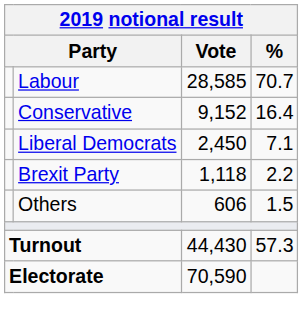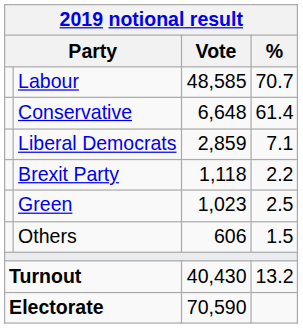(217, 81) 28,585 -> (217, 81) 48,585
(222, 112) 9,152 -> (222, 112) 6,648
(274, 112) 16.4 -> (274, 112) 61.4
(222, 143) 2,450 -> (222, 143) 2,859
+ row: (45, 205)
(217, 245) 44,430 -> (217, 276) 40,430
(274, 245) 57.3 -> (274, 276) 13.2
